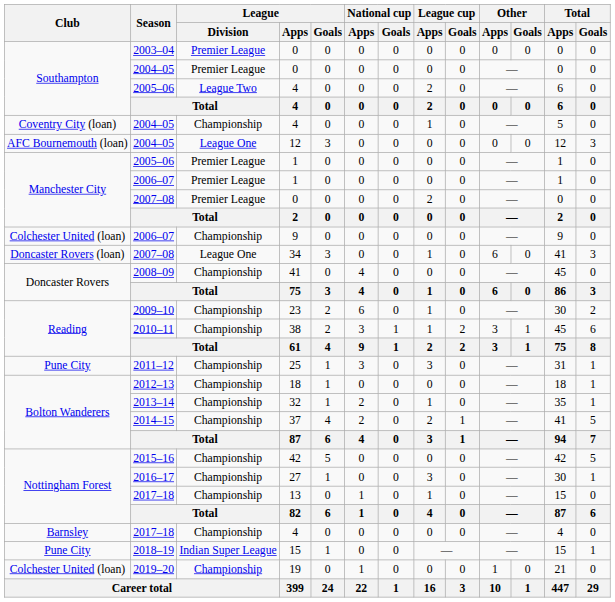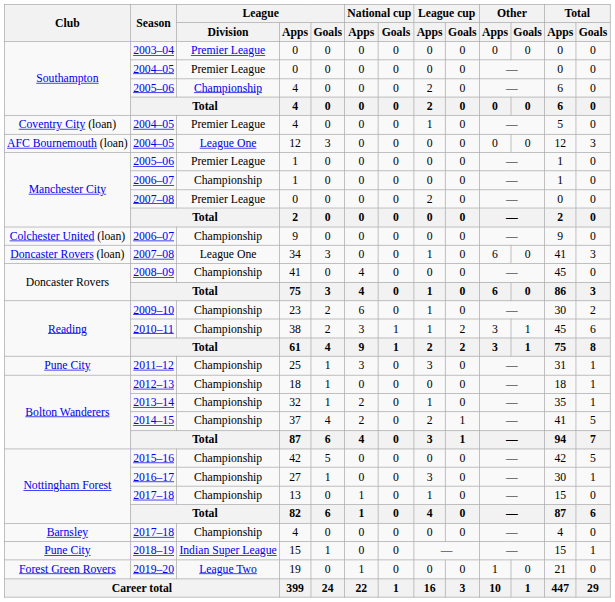(228, 87) League Two -> (228, 87) Championship
(228, 124) Championship -> (228, 124) Premier League
(228, 180) Premier League -> (228, 180) Championship
(67, 569) Colchester United (loan) -> (67, 569) Forest Green Rovers
(228, 569) Championship -> (228, 569) League Two
